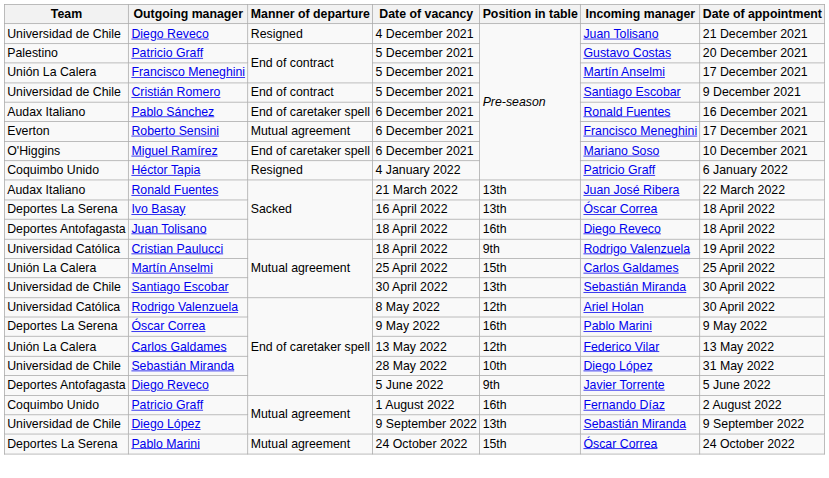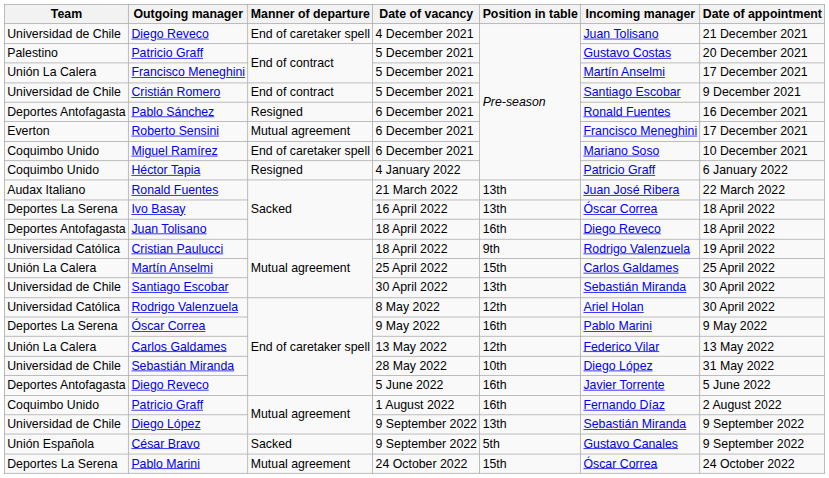(277, 33) Resigned -> (310, 33) End of caretaker spell
(46, 111) Audax Italiano -> (66, 111) Deportes Antofagasta
(310, 111) End of caretaker spell -> (277, 111) Resigned
(34, 151) O'Higgins -> (53, 151) Coquimbo Unido
(491, 385) 9th -> (495, 385) 16th
+ row: (166, 444)
